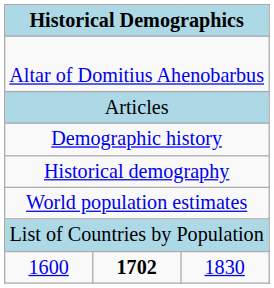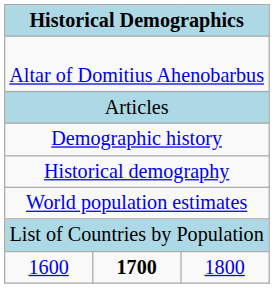(137, 266) 1702 -> (137, 266) 1700
(225, 266) 1830 -> (225, 266) 1800
